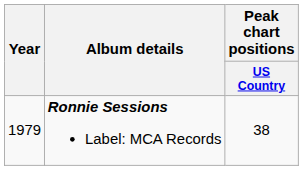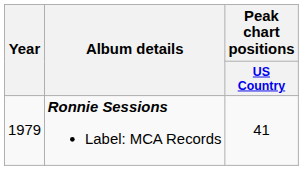(261, 130) 38 -> (261, 130) 41
